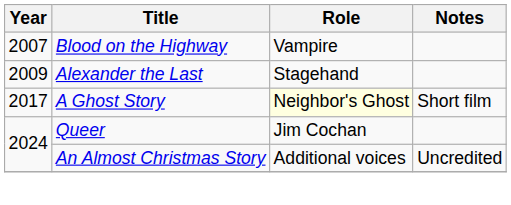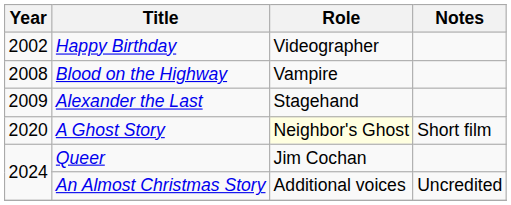+ row: (116, 46)
(28, 46) 2007 -> (28, 74) 2008
(28, 102) 2017 -> (28, 130) 2020
